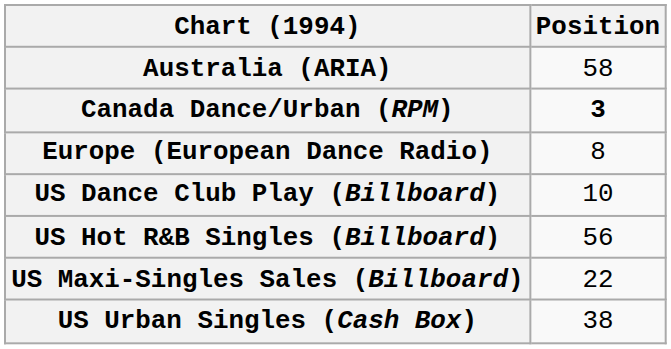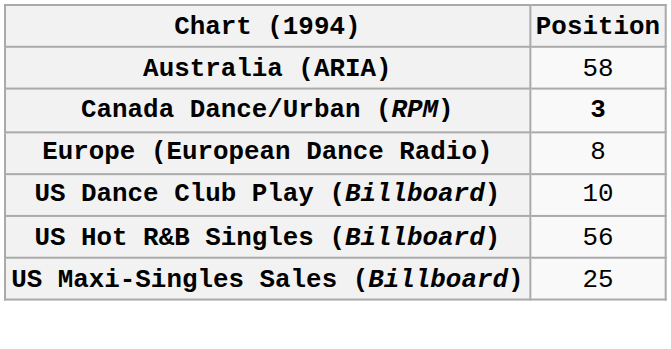(598, 279) 22 -> (598, 279) 25
- row: (267, 321)
